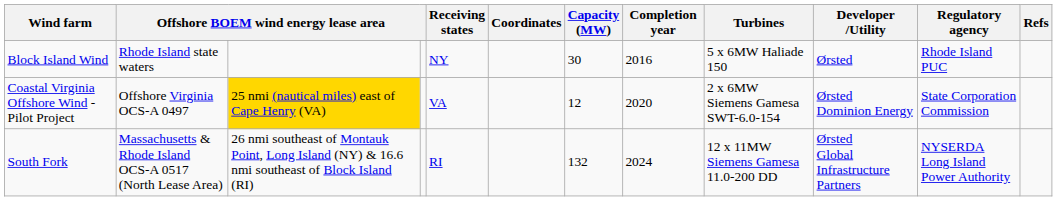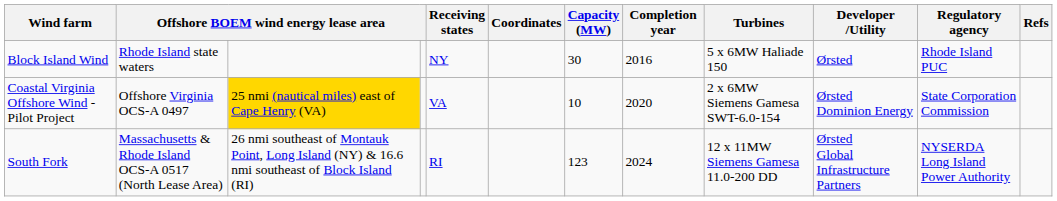(574, 103) 12 -> (574, 103) 10
(578, 162) 132 -> (578, 162) 123
